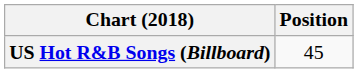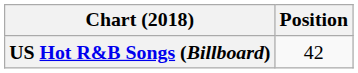(314, 51) 45 -> (314, 51) 42
